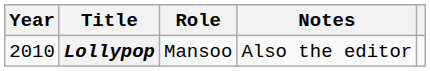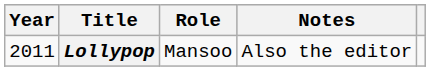(32, 51) 2010 -> (32, 51) 2011
